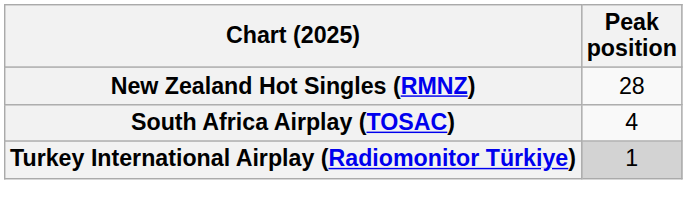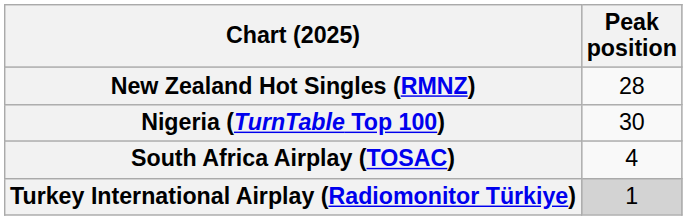+ row: (293, 122)
